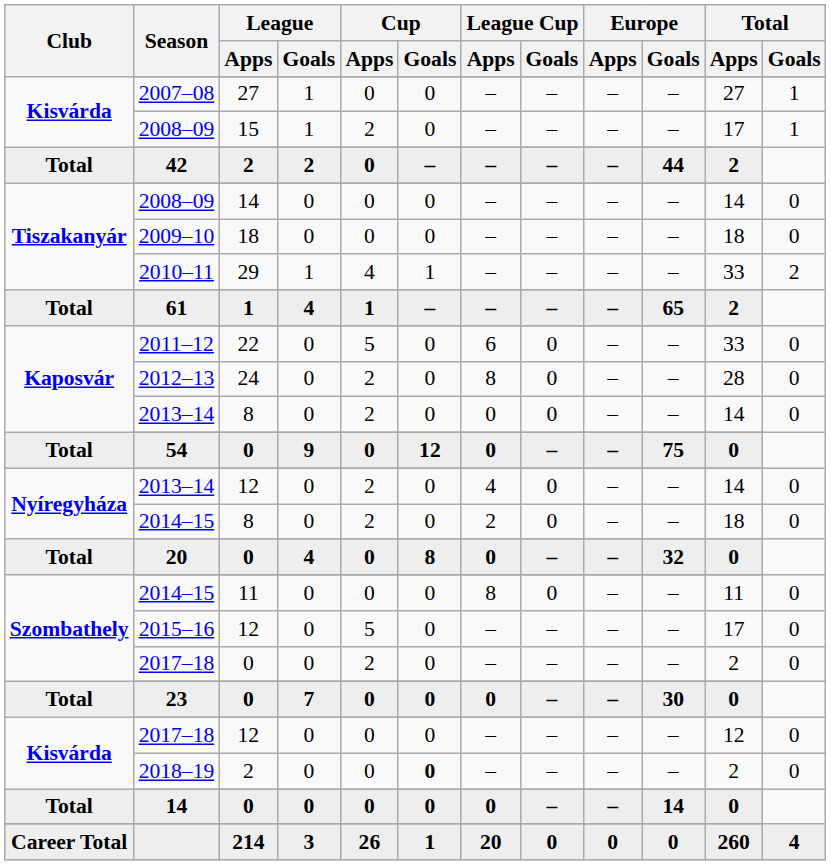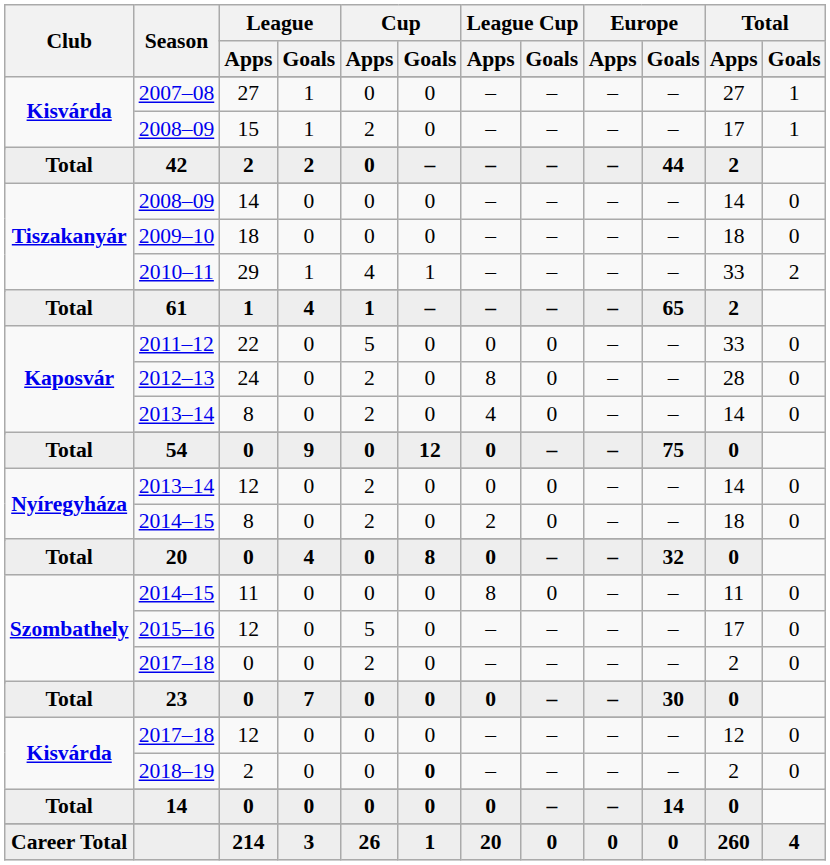(491, 343) 6 -> (491, 343) 0
(491, 414) 0 -> (491, 414) 4
(491, 485) 4 -> (491, 485) 0
